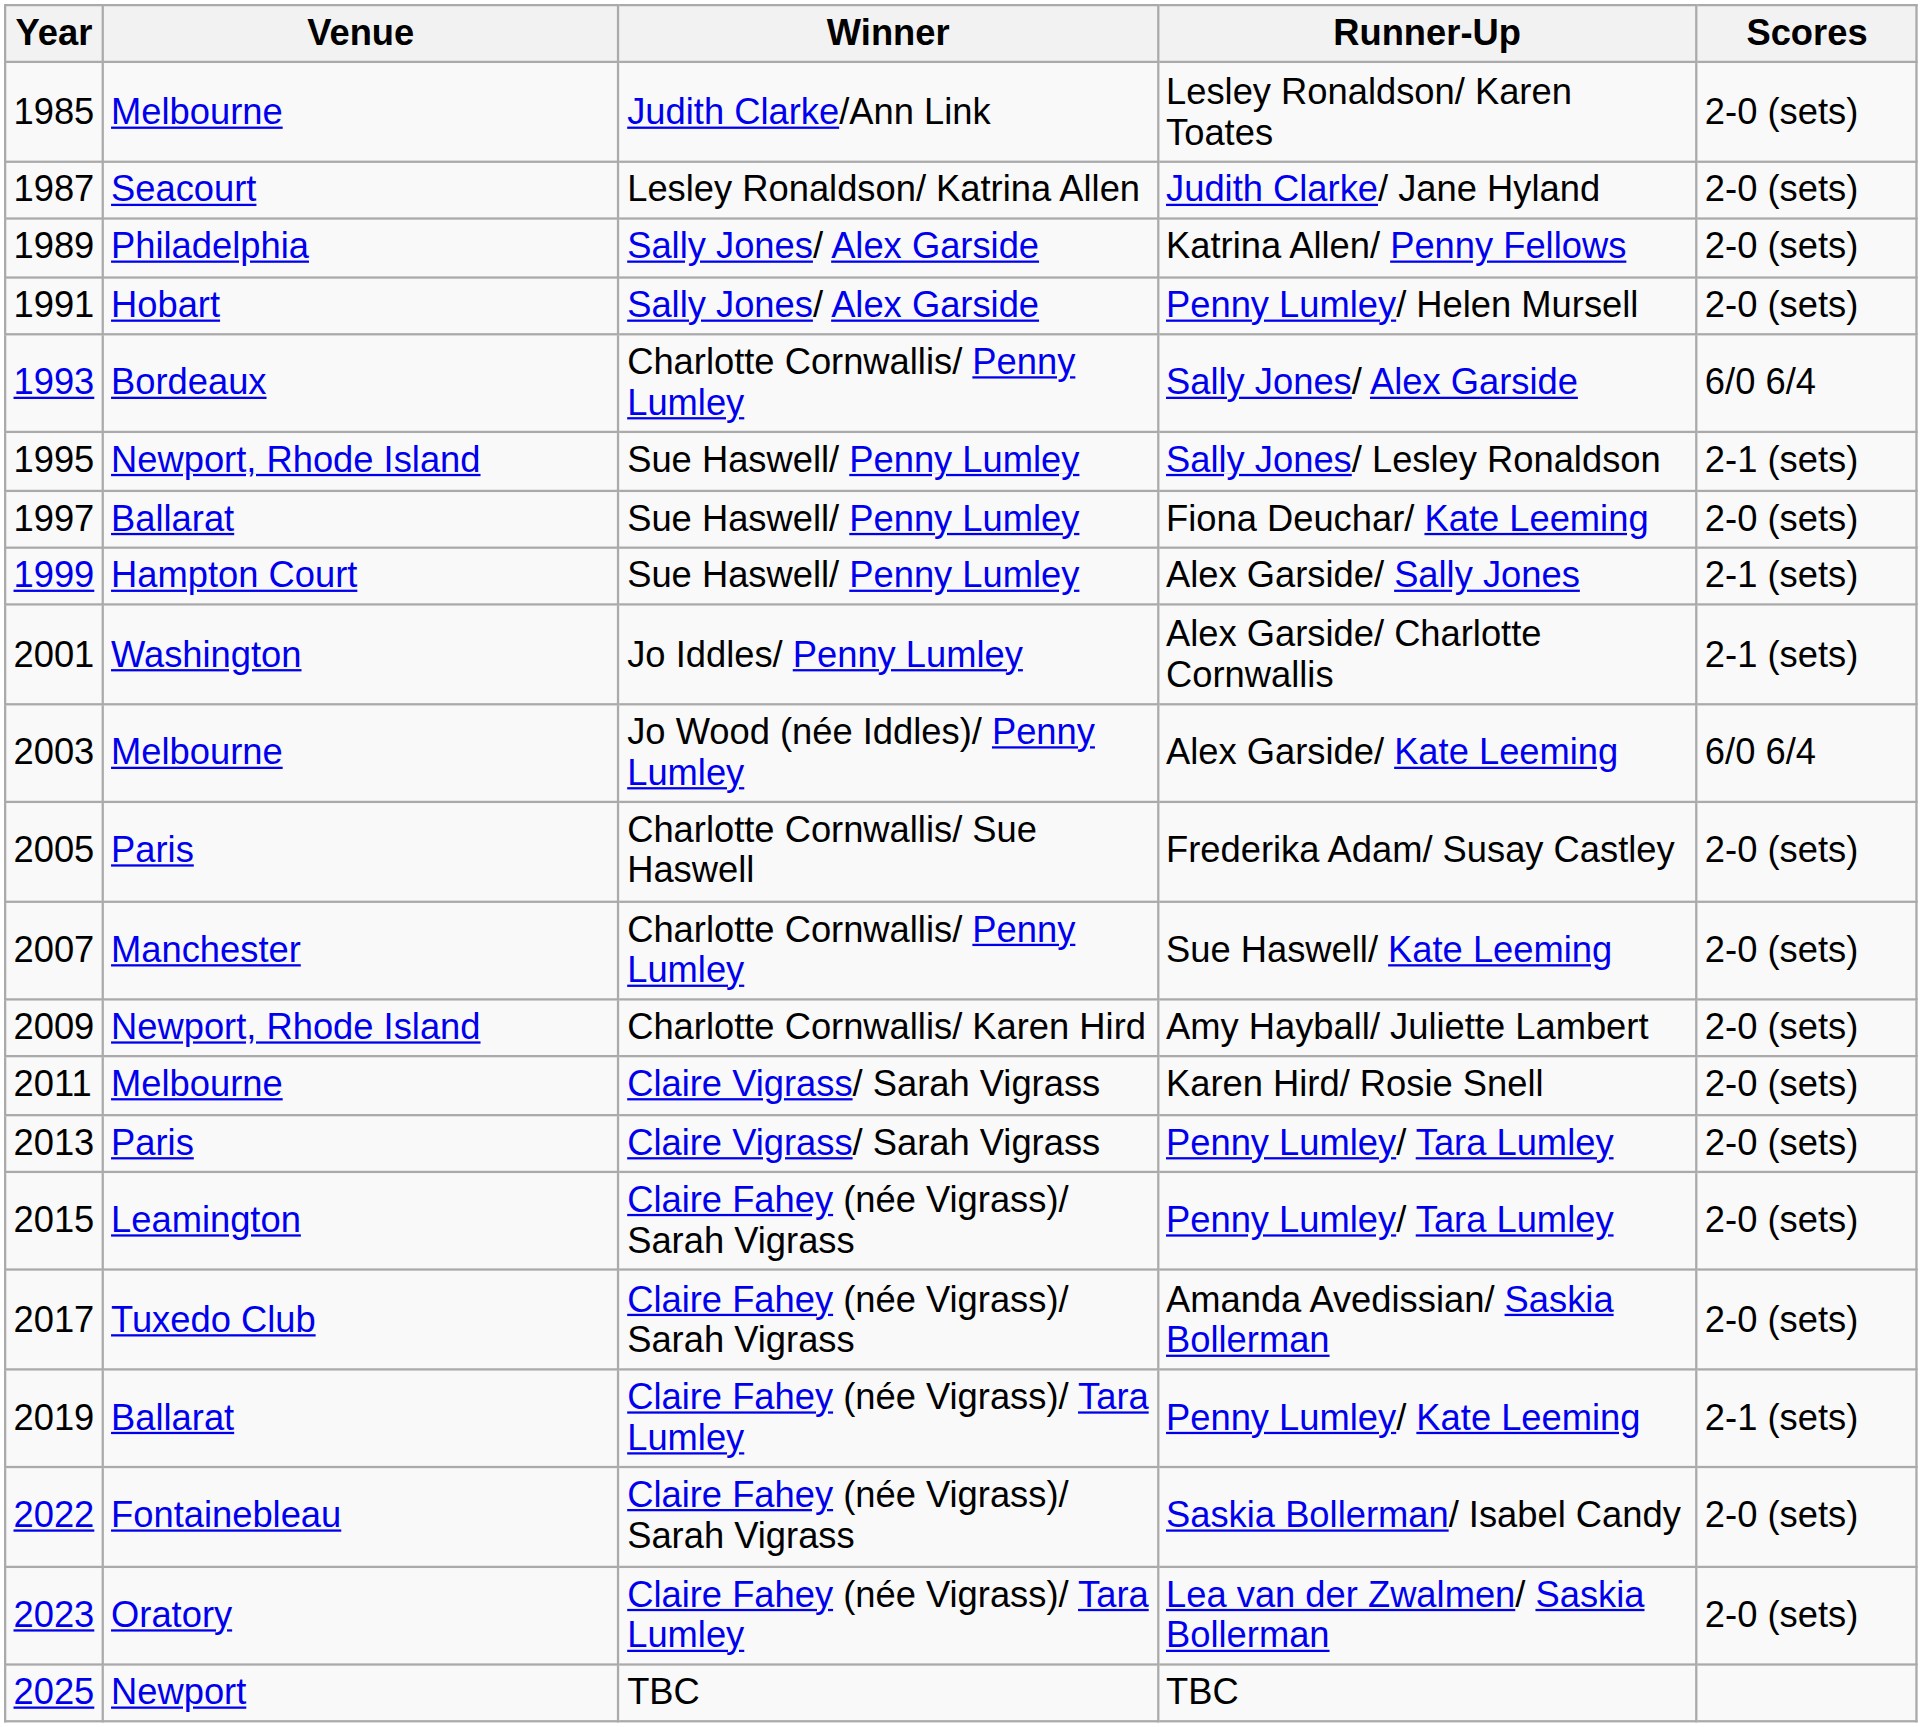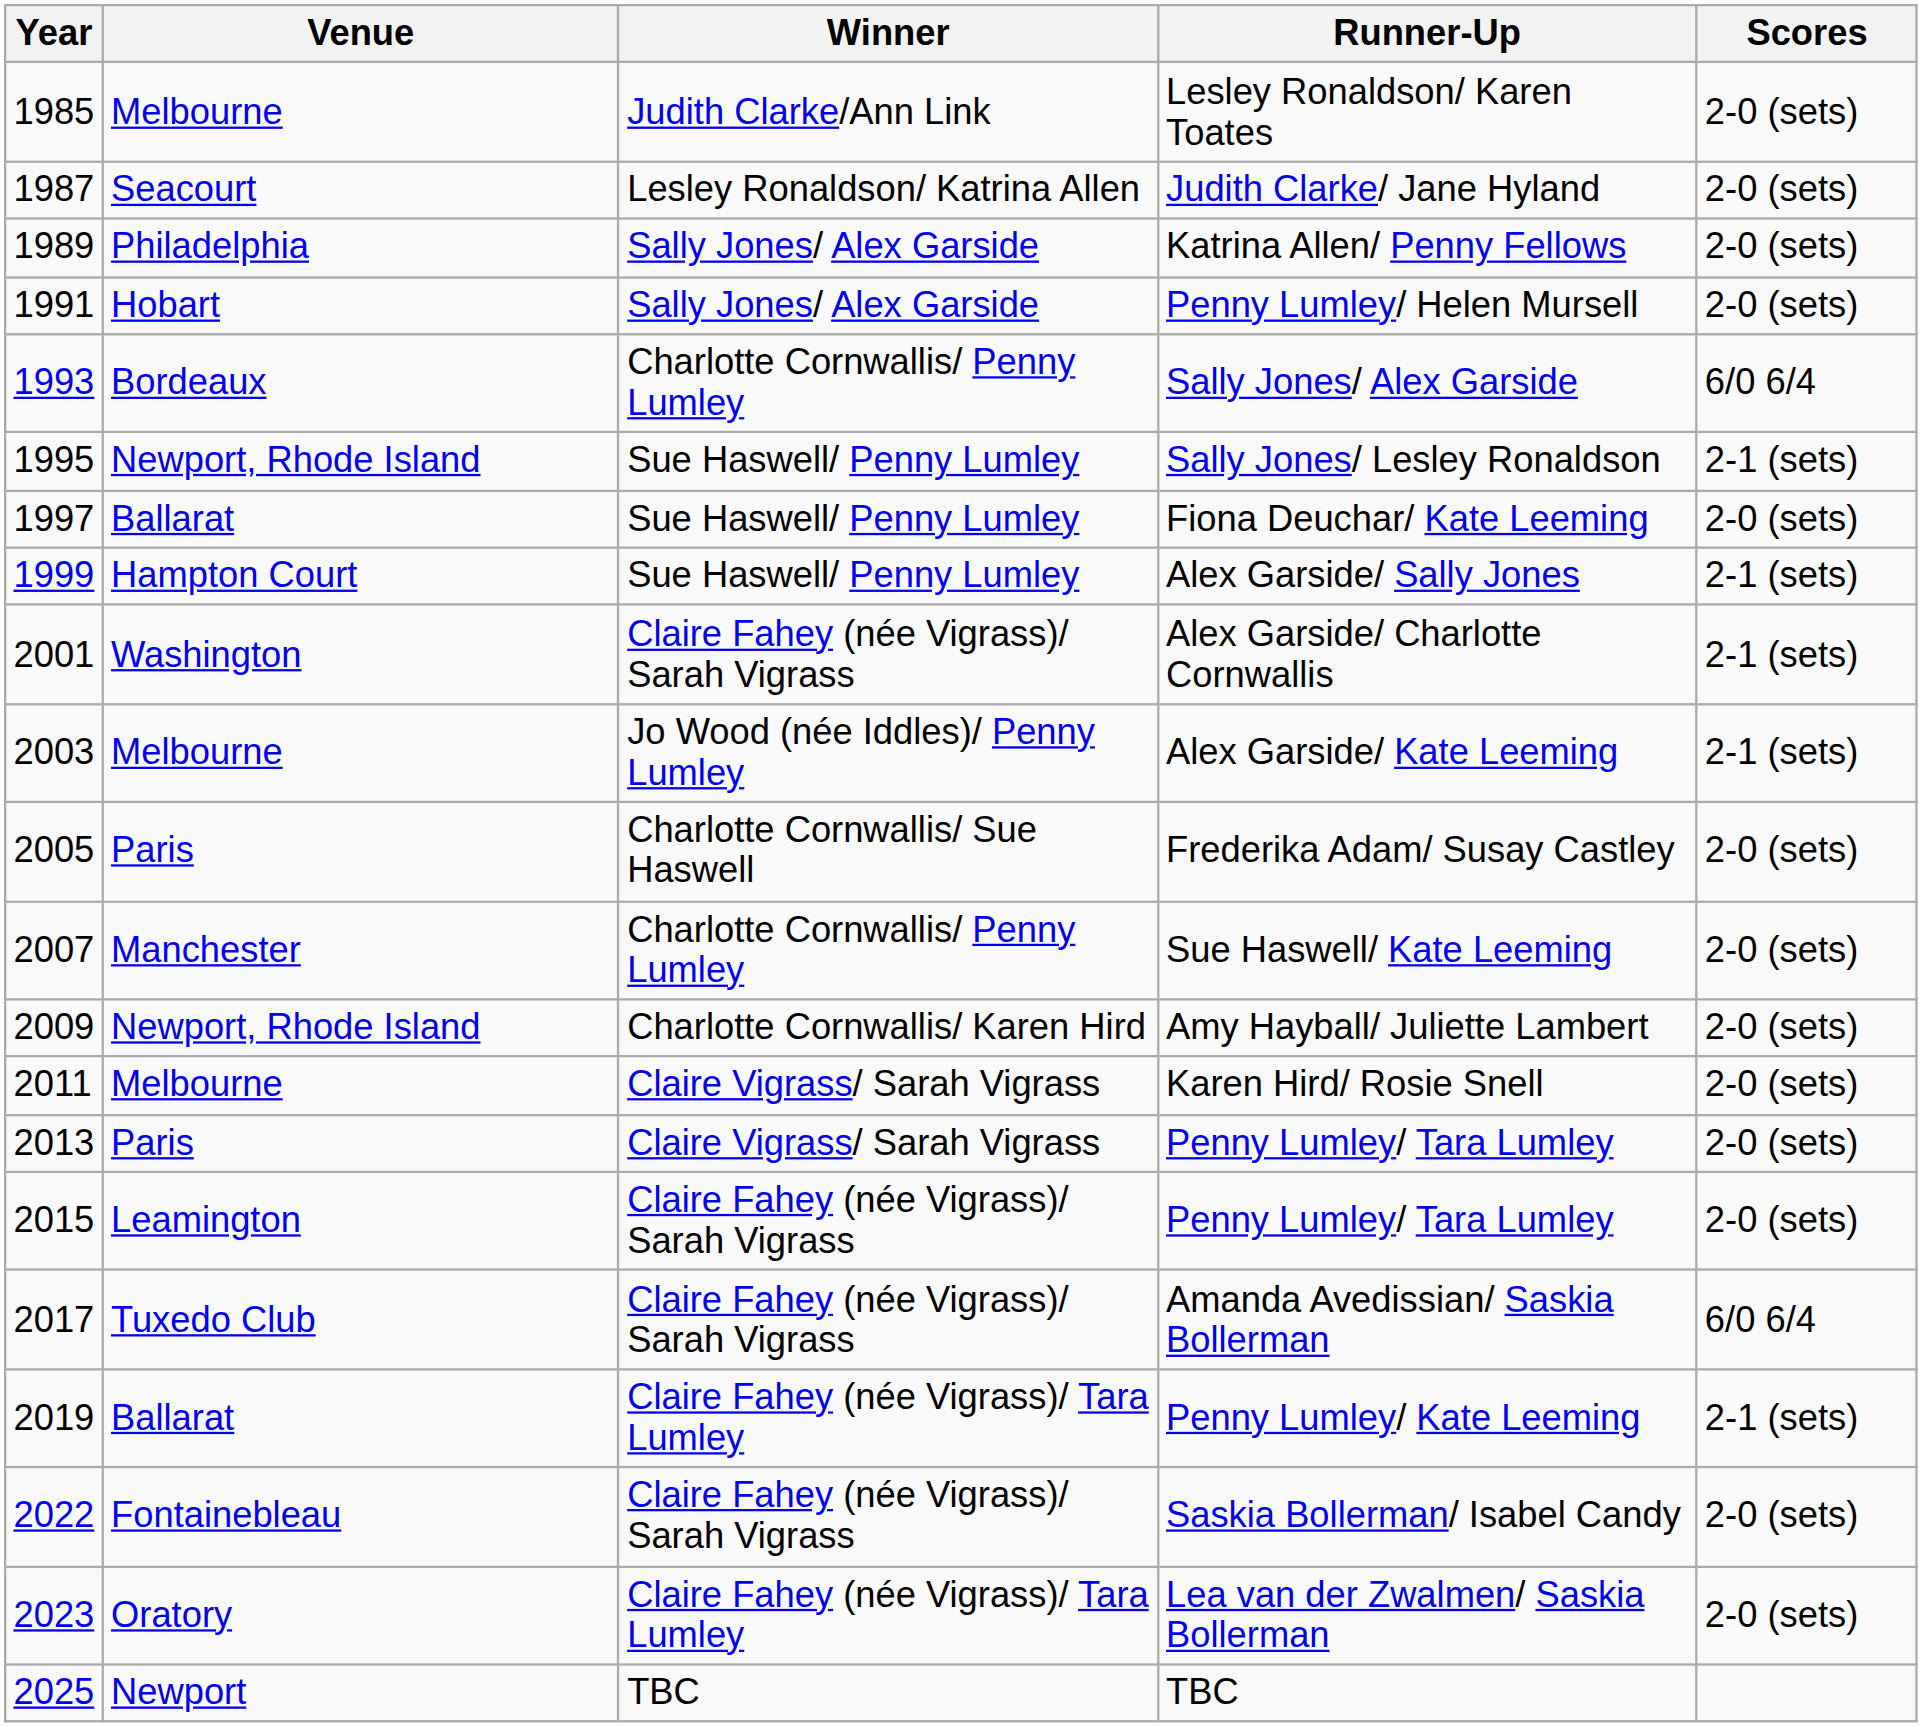(825, 653) Jo Iddles/ Penny Lumley -> (848, 653) Claire Fahey (née Vigrass)/ Sarah Vigrass
(1760, 752) 6/0 6/4 -> (1782, 752) 2-1 (sets)
(1782, 1318) 2-0 (sets) -> (1760, 1318) 6/0 6/4
